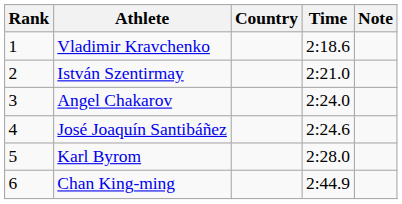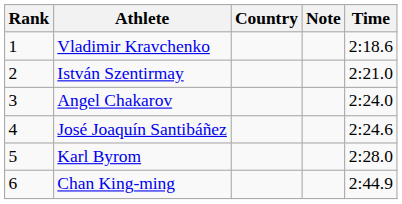columns swapped: (328, 18) <-> (375, 18)
